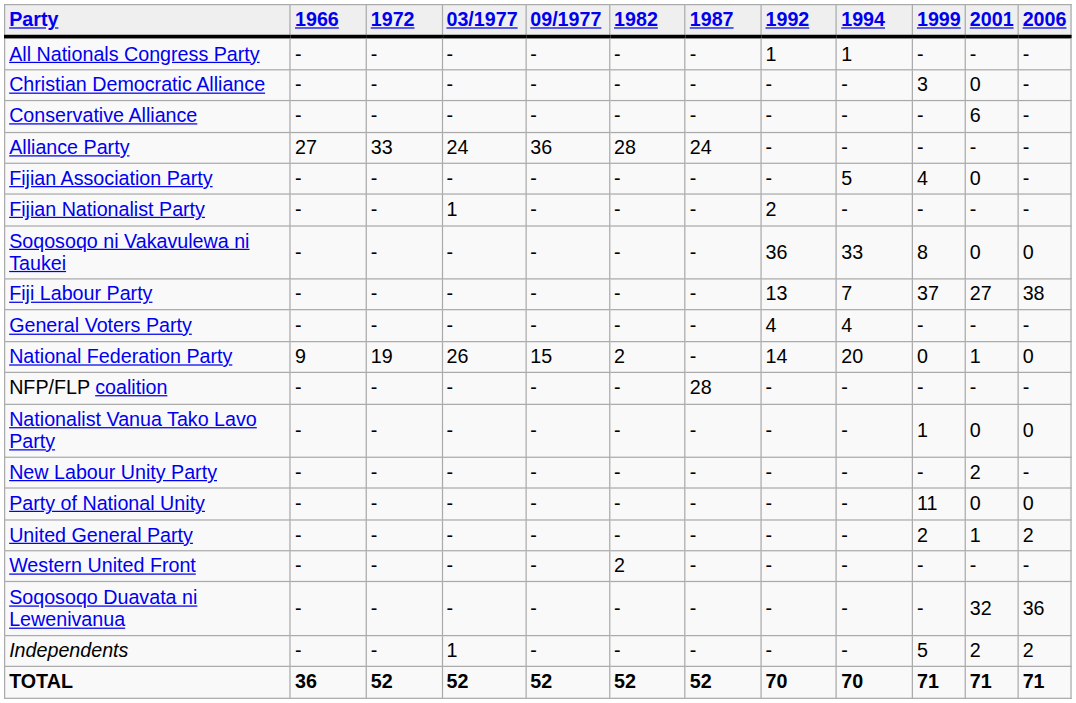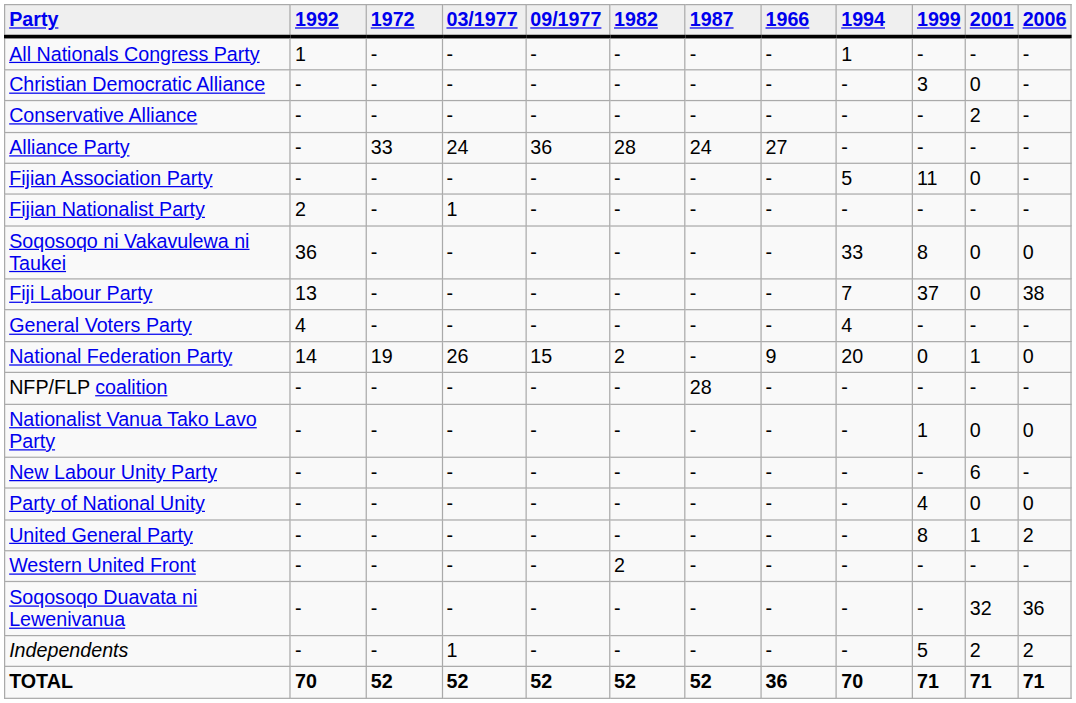columns swapped: (317, 20) <-> (787, 20)
(975, 116) 6 -> (975, 116) 2
(922, 178) 4 -> (927, 178) 11
(981, 294) 27 -> (975, 294) 0
(975, 472) 2 -> (975, 472) 6
(927, 503) 11 -> (922, 503) 4
(922, 535) 2 -> (922, 535) 8
